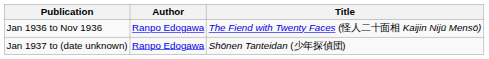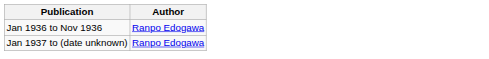- column: (345, 12)
